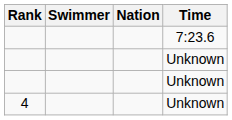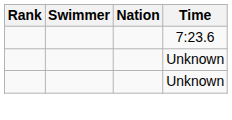- row: (25, 103)
